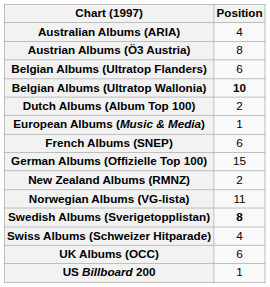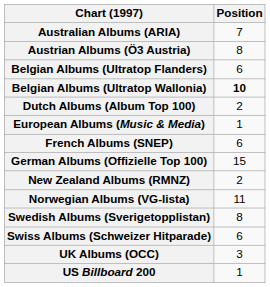(239, 32) 4 -> (239, 32) 7
(239, 217) bold -> (239, 217) normal
(239, 236) 4 -> (239, 236) 6
(239, 254) 6 -> (239, 254) 3
